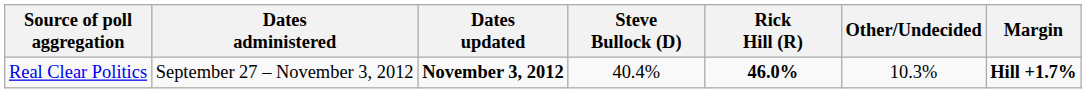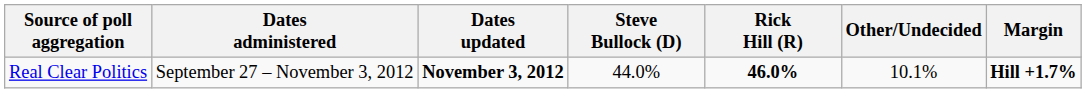(636, 72) 40.4% -> (636, 72) 44.0%
(914, 72) 10.3% -> (914, 72) 10.1%
